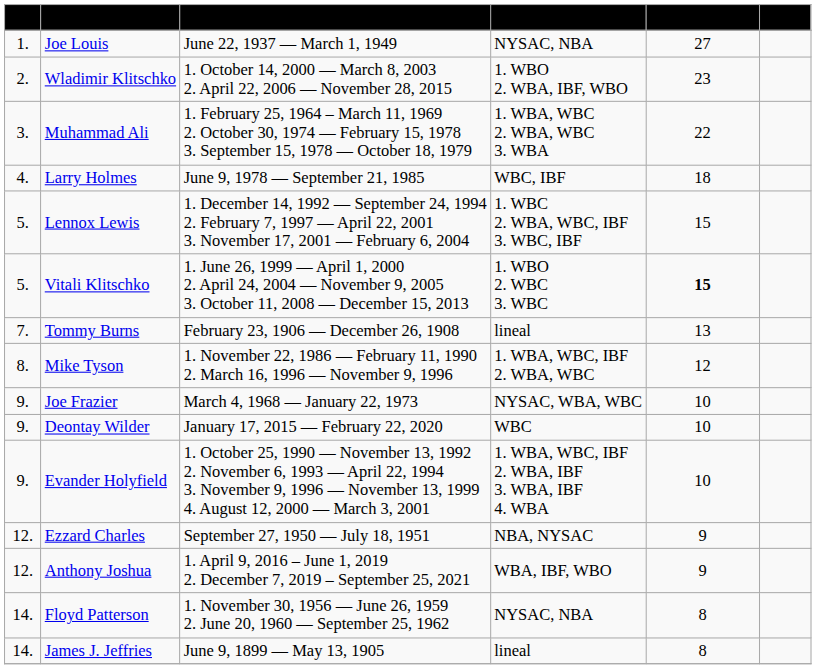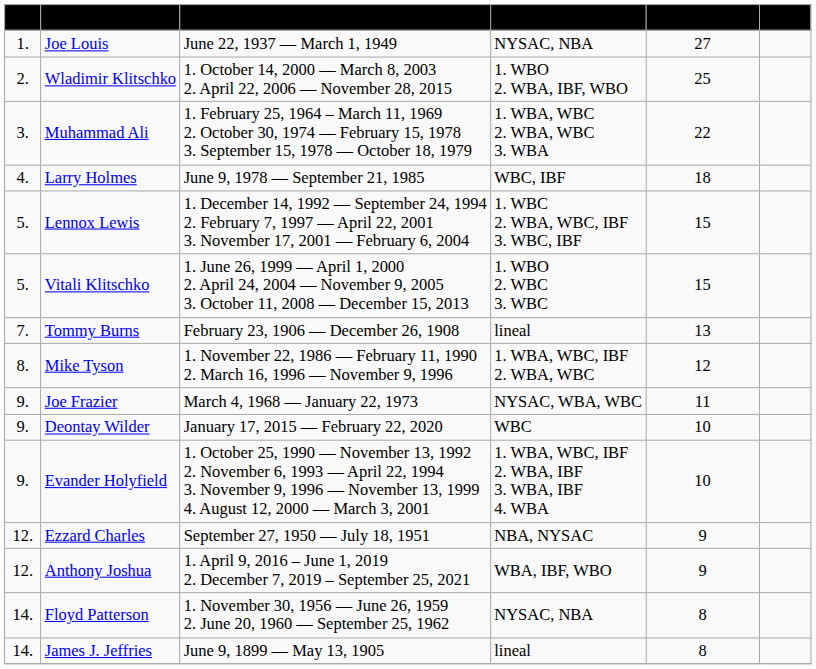(703, 79) 23 -> (703, 79) 25
(703, 285) bold -> (703, 285) normal
(703, 401) 10 -> (703, 401) 11
